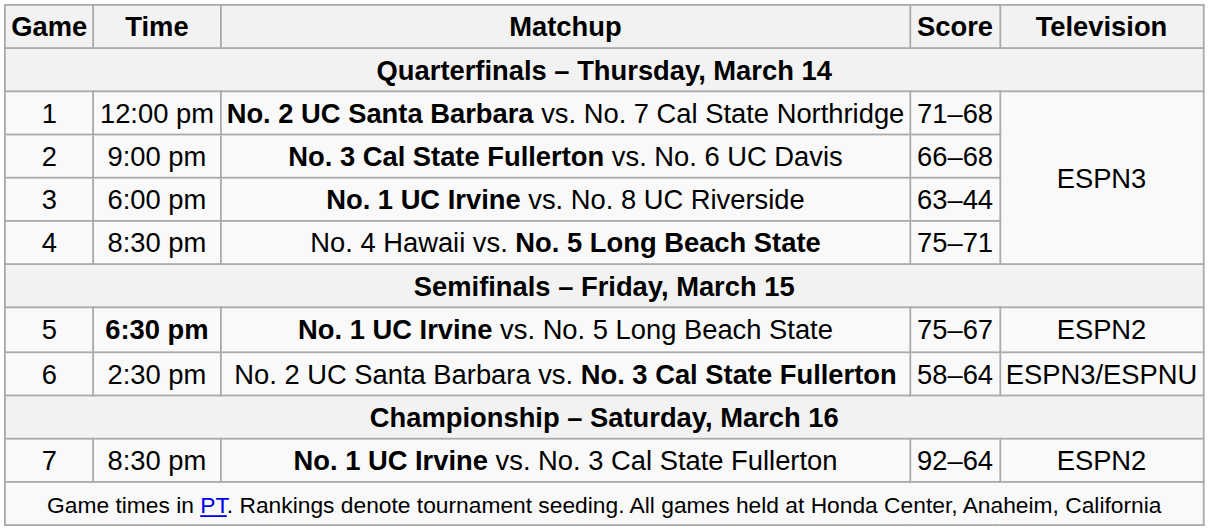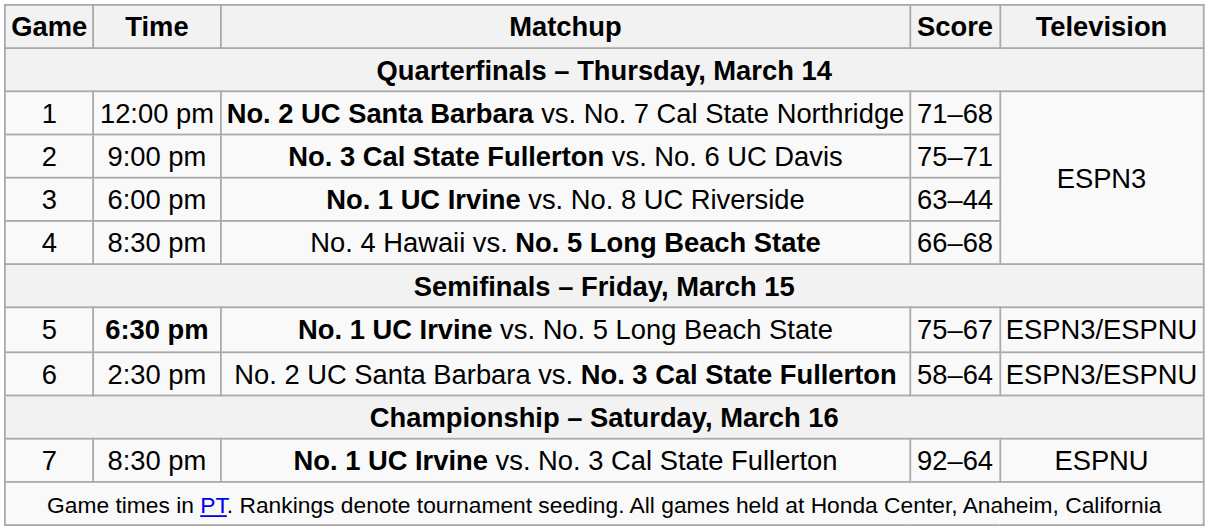(955, 157) 66–68 -> (955, 157) 75–71
(955, 243) 75–71 -> (955, 243) 66–68
(1101, 330) ESPN2 -> (1102, 330) ESPN3/ESPNU
(1101, 460) ESPN2 -> (1102, 460) ESPNU
